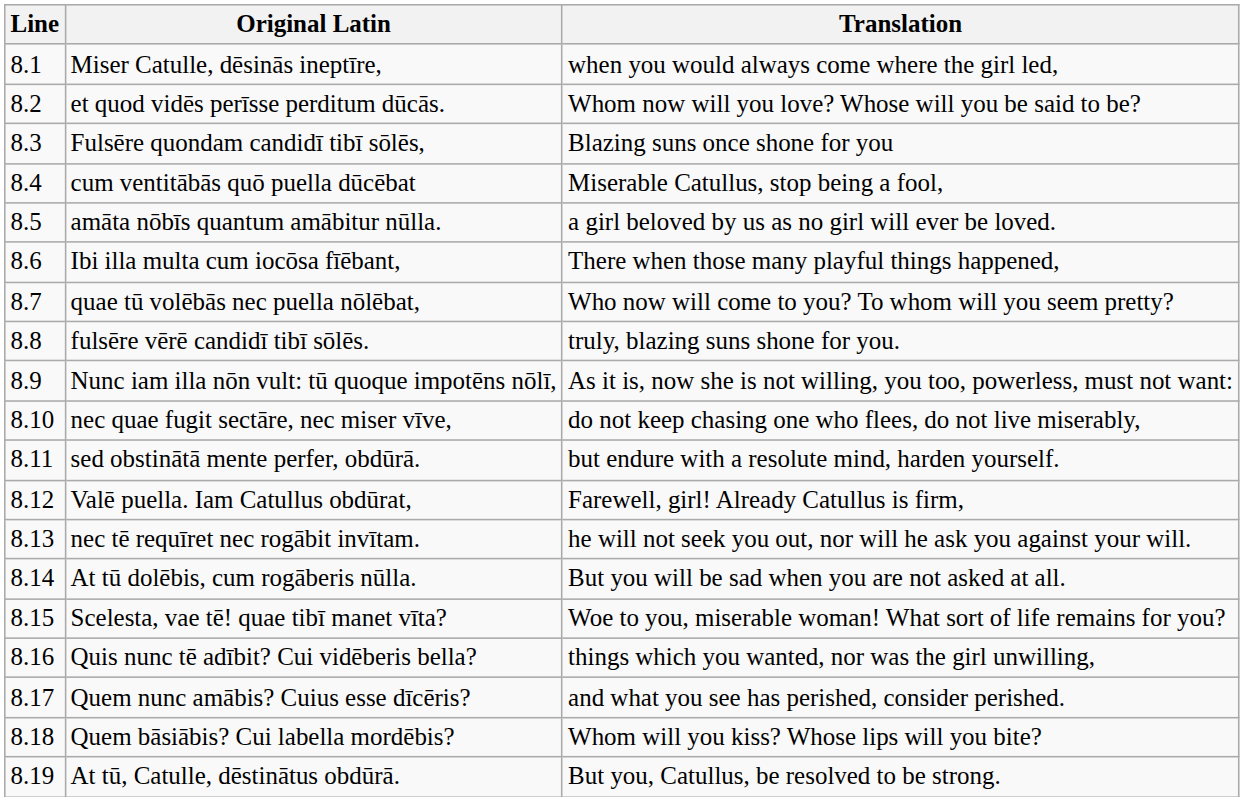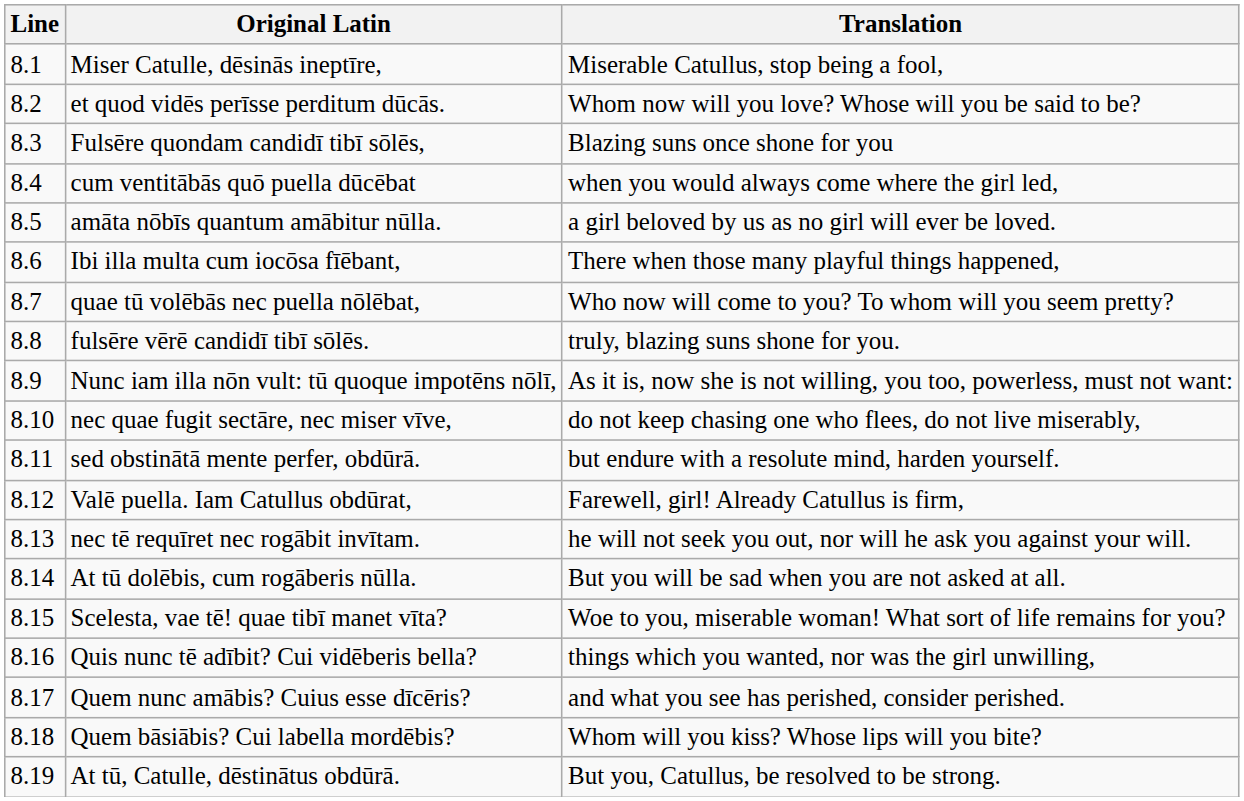(813, 63) when you would always come where the girl led, -> (756, 63) Miserable Catullus, stop being a fool,
(756, 182) Miserable Catullus, stop being a fool, -> (813, 182) when you would always come where the girl led,
